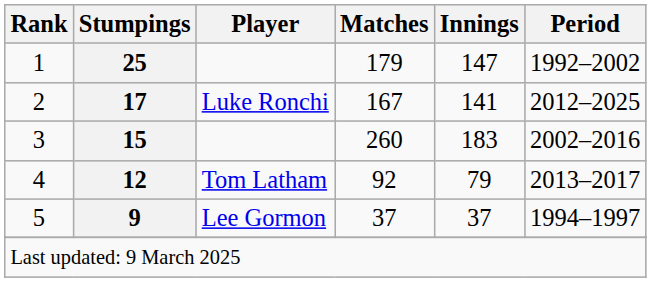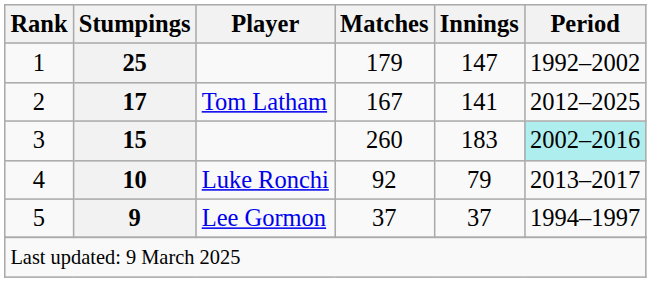(265, 101) Luke Ronchi -> (264, 101) Tom Latham
(585, 140) no background -> (585, 140) paleturquoise background
(135, 179) 12 -> (135, 179) 10
(264, 179) Tom Latham -> (265, 179) Luke Ronchi
